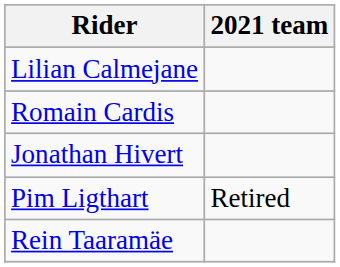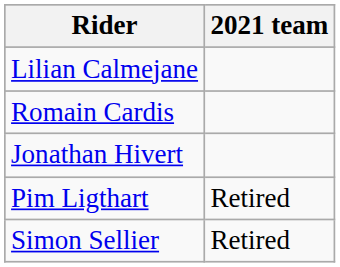+ row: (85, 240)
- row: (92, 240)
